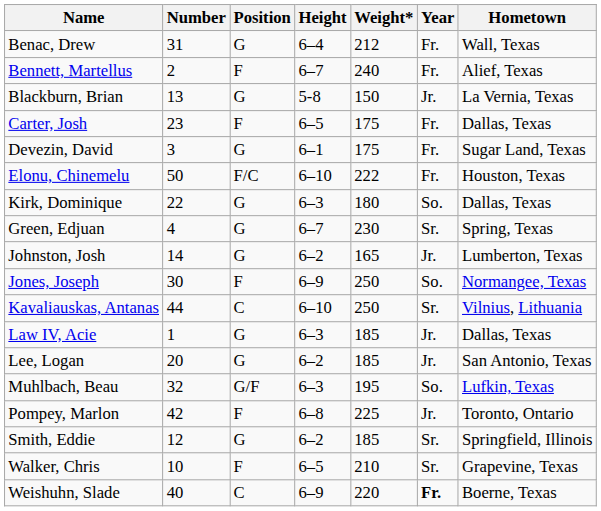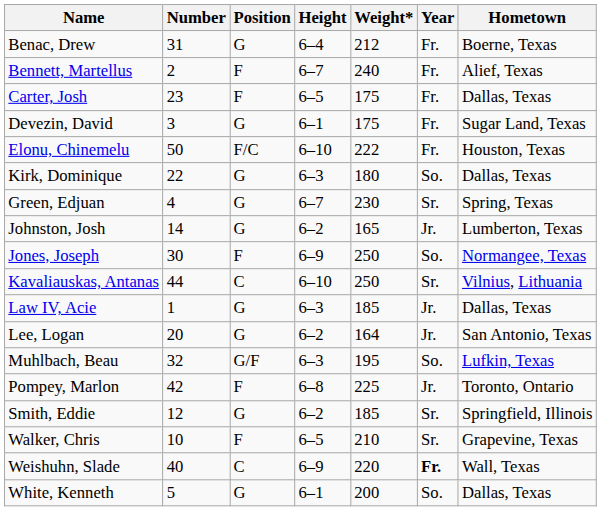(501, 44) Wall, Texas -> (509, 44) Boerne, Texas
- row: (66, 96)
(367, 360) 185 -> (367, 334) 164
(509, 492) Boerne, Texas -> (501, 466) Wall, Texas
+ row: (61, 492)
